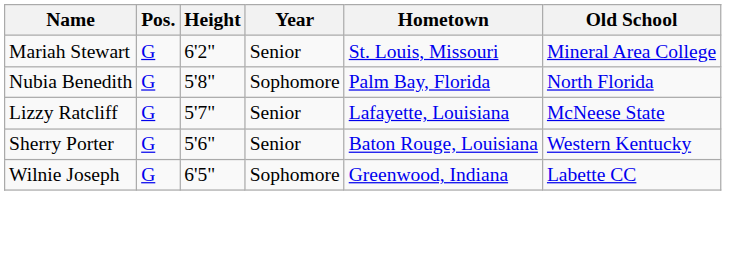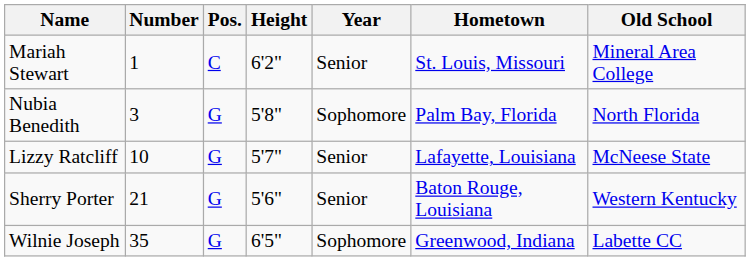+ column: (164, 19)
(148, 50) G -> (214, 61) C
